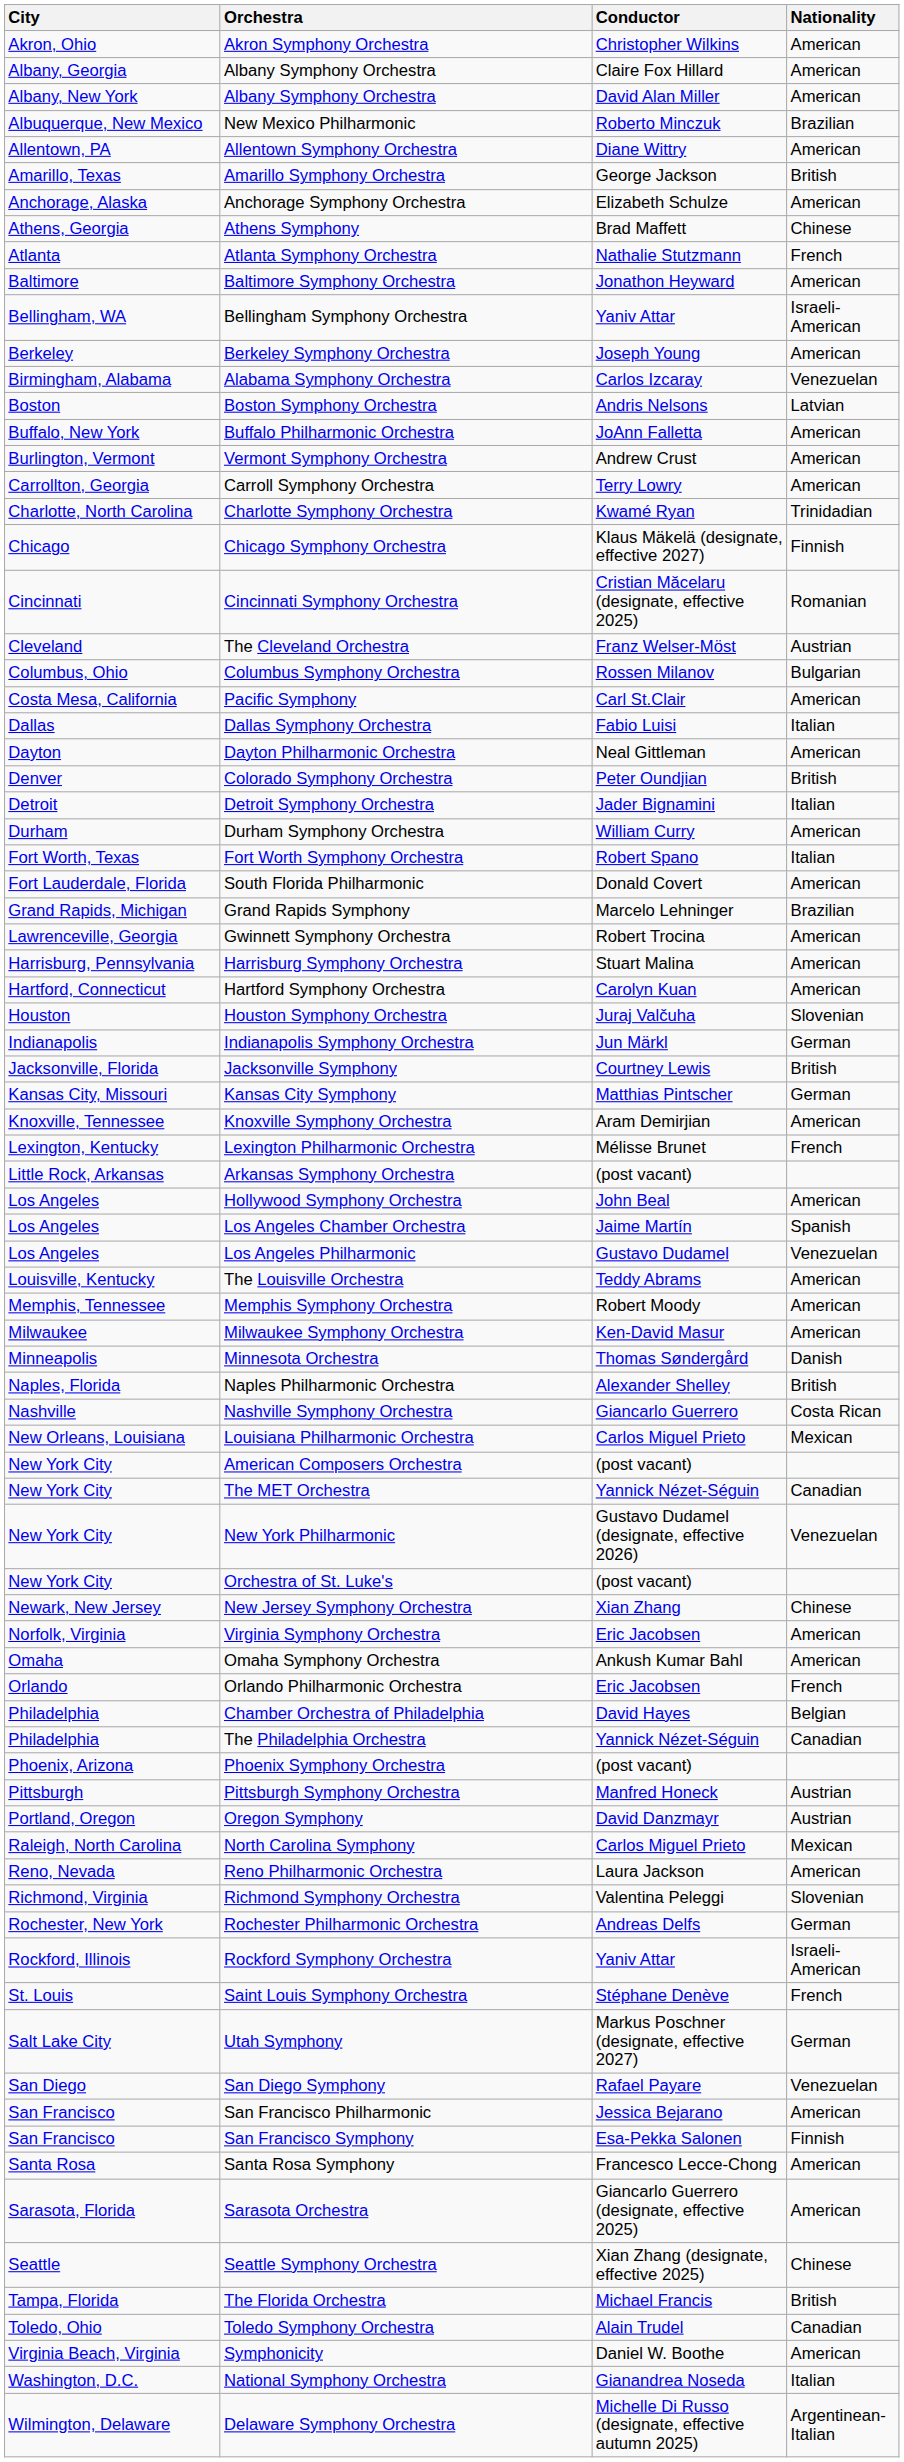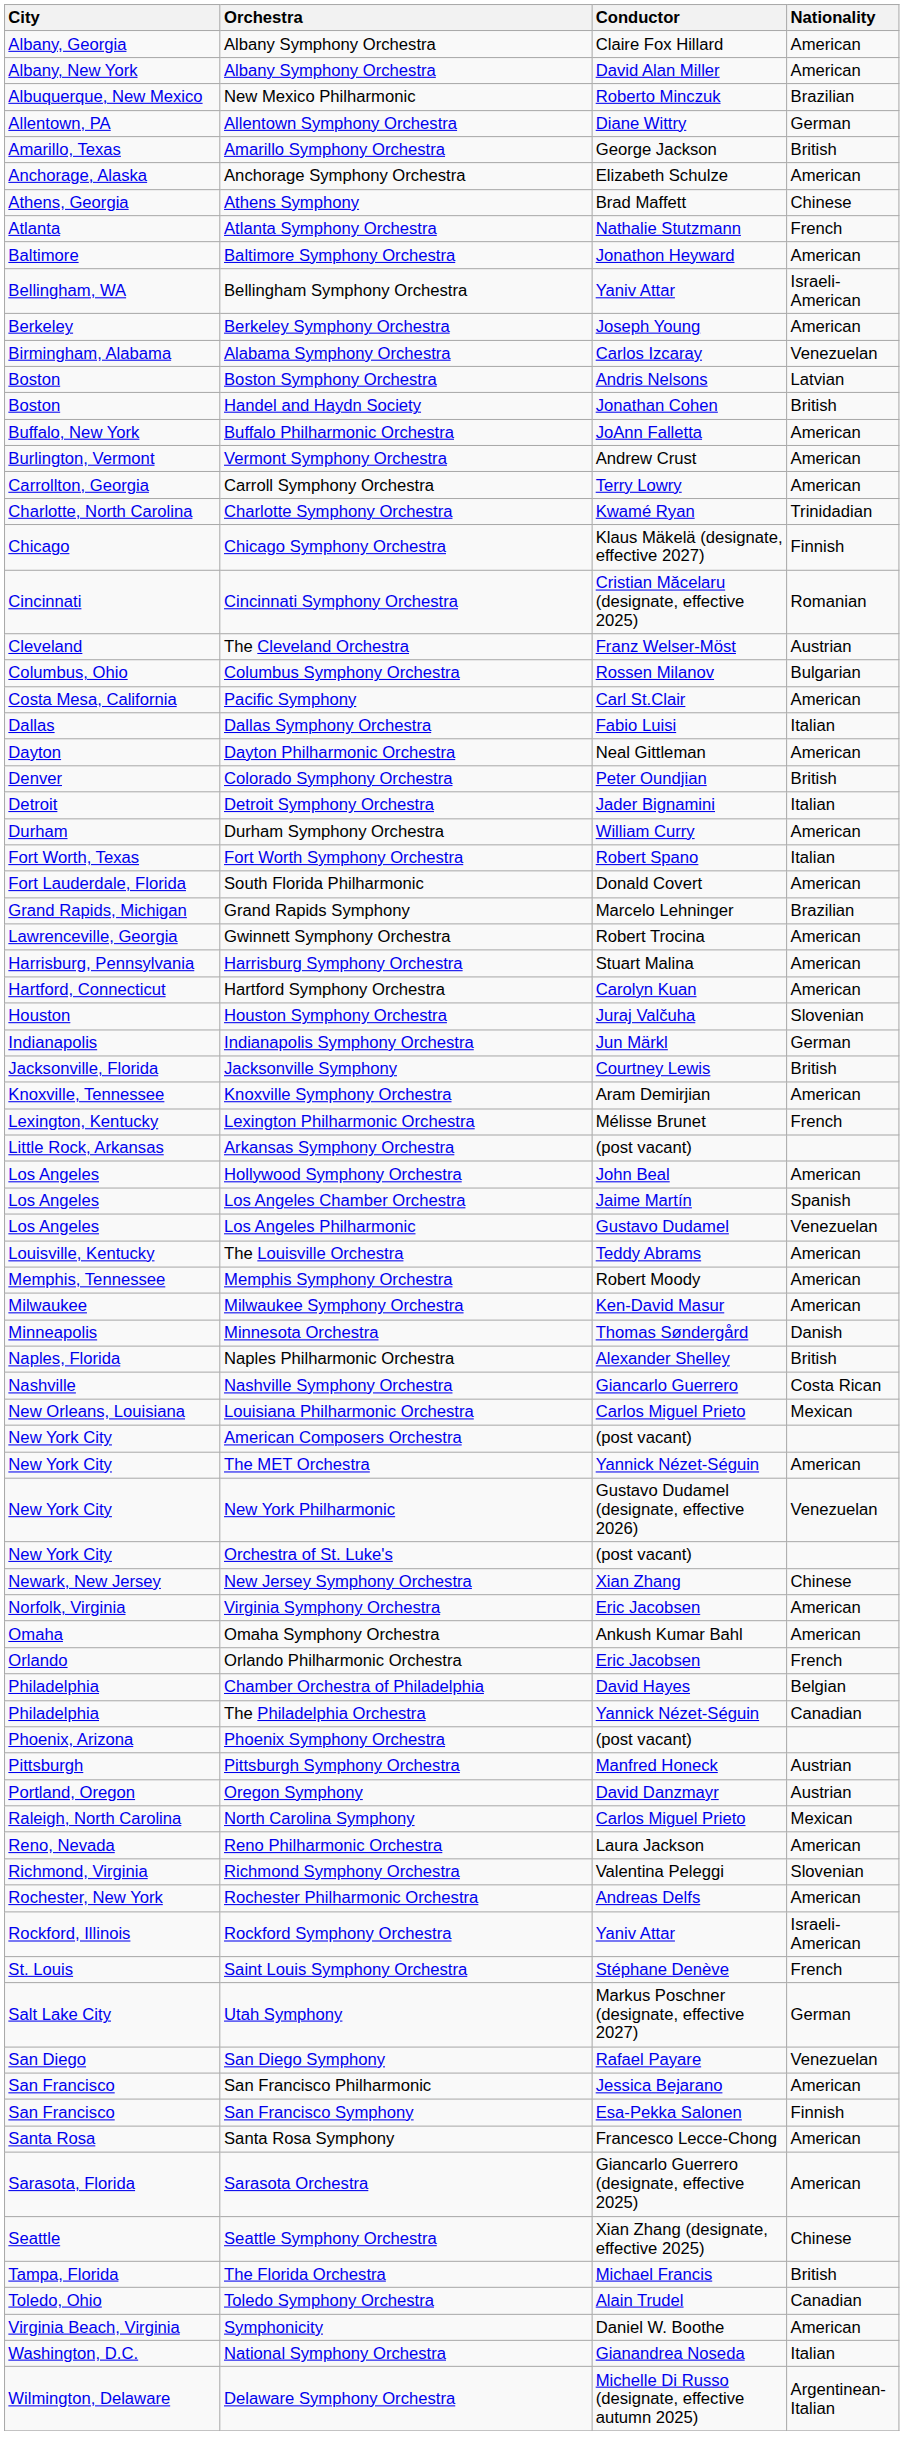- row: (326, 44)
(826, 149) American -> (821, 123) German
+ row: (323, 405)
- row: (310, 1095)
(826, 1491) Canadian -> (826, 1464) American
(821, 1924) German -> (826, 1898) American
